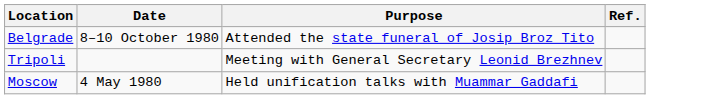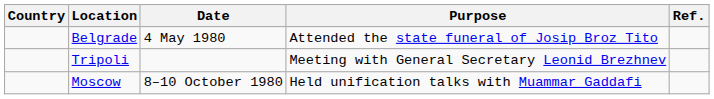+ column: (36, 16)
(149, 38) 8–10 October 1980 -> (185, 38) 4 May 1980
(121, 82) 4 May 1980 -> (213, 82) 8–10 October 1980
